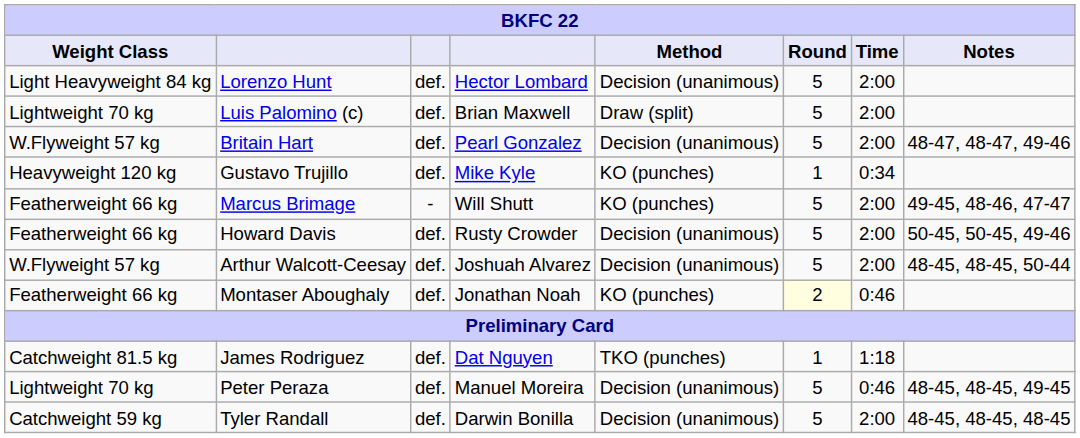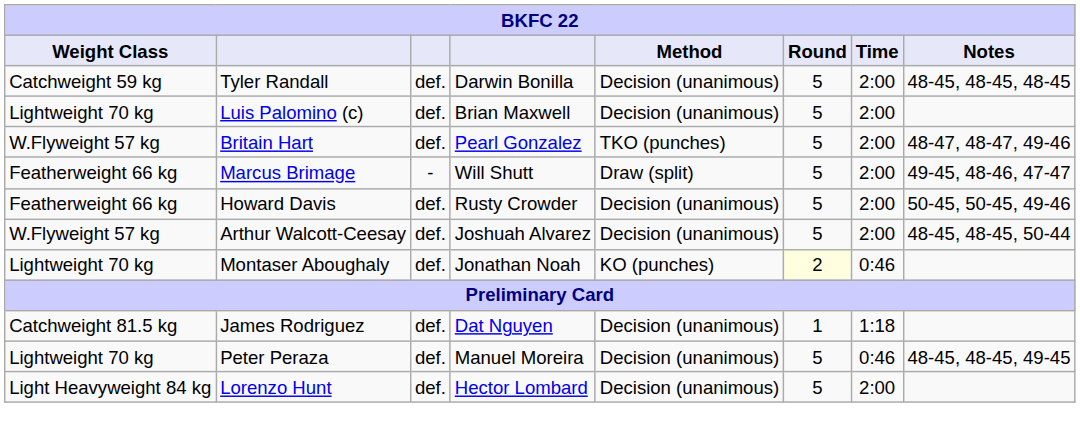rows swapped: (276, 81) <-> (274, 417)
(647, 112) Draw (split) -> (689, 112) Decision (unanimous)
(689, 142) Decision (unanimous) -> (663, 142) TKO (punches)
- row: (284, 173)
(657, 203) KO (punches) -> (647, 173) Draw (split)
(93, 295) Featherweight 66 kg -> (81, 265) Lightweight 70 kg
(663, 356) TKO (punches) -> (689, 326) Decision (unanimous)
